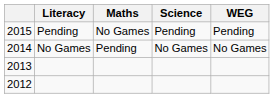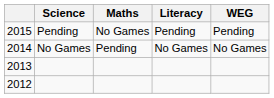columns swapped: (64, 13) <-> (181, 13)
